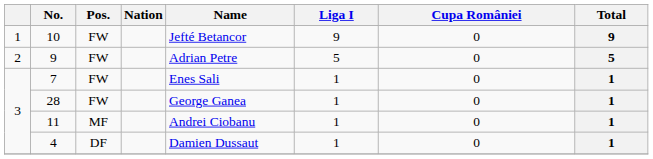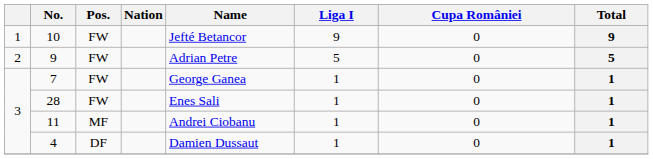(194, 79) Enes Sali -> (207, 79) George Ganea
(207, 100) George Ganea -> (194, 100) Enes Sali
